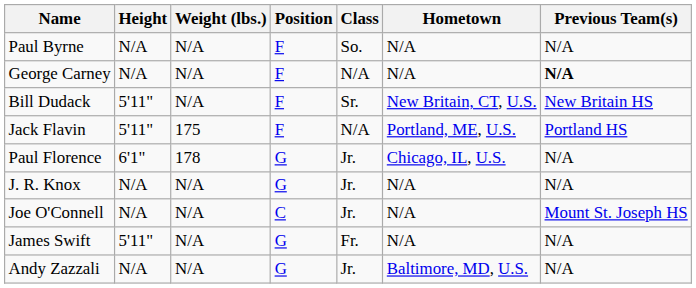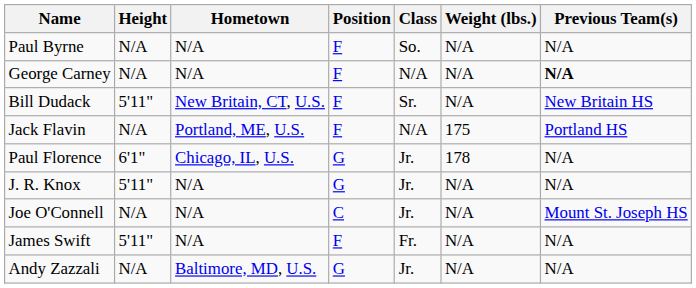columns swapped: (221, 18) <-> (462, 18)
(136, 129) 5'11" -> (133, 129) N/A
(133, 185) N/A -> (136, 185) 5'11"
(281, 241) G -> (337, 241) F
